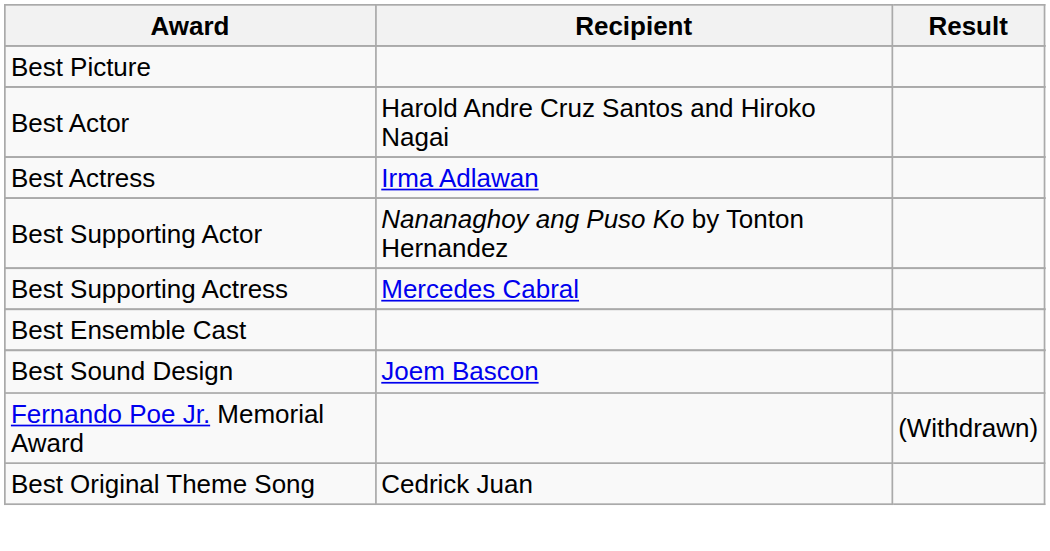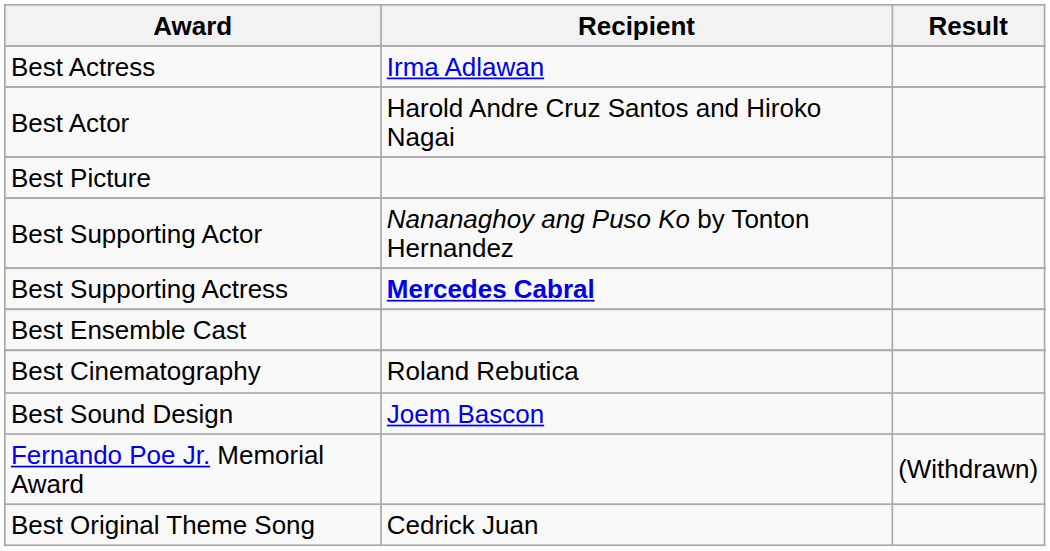rows swapped: (81, 67) <-> (83, 178)
(480, 289) normal -> (491, 289) bold
+ row: (136, 372)
